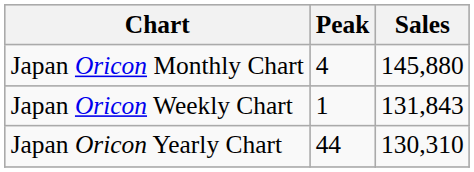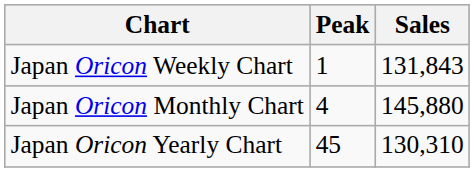rows swapped: (152, 105) <-> (157, 65)
(328, 145) 44 -> (328, 145) 45
